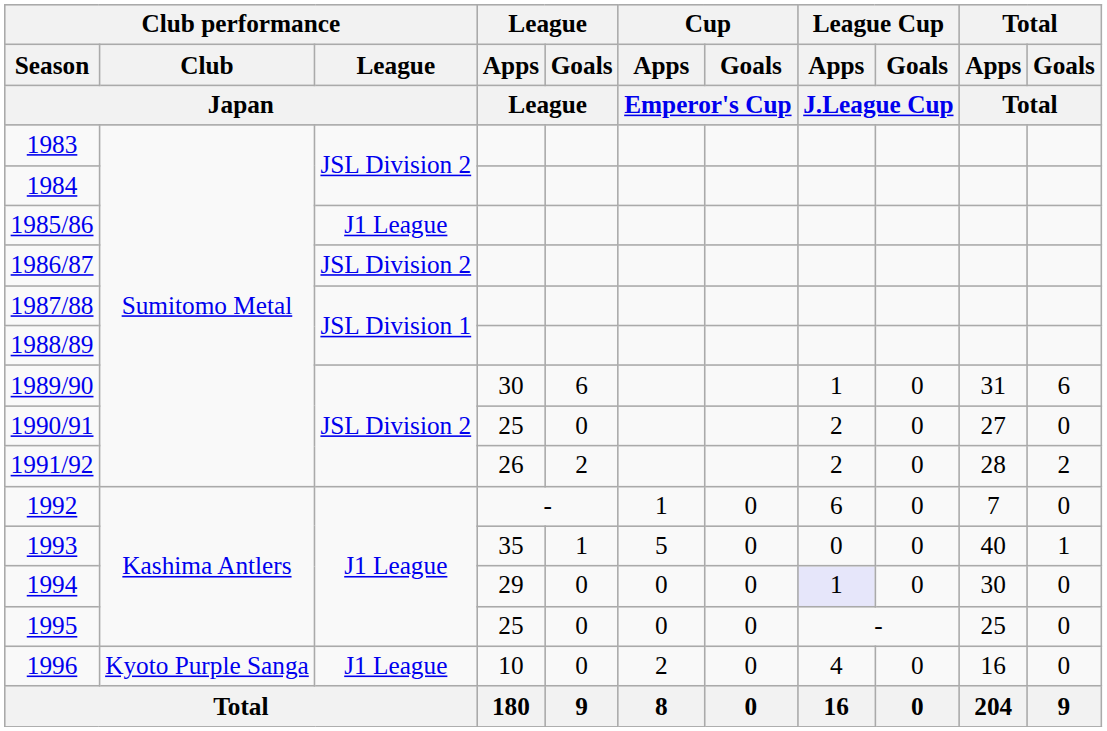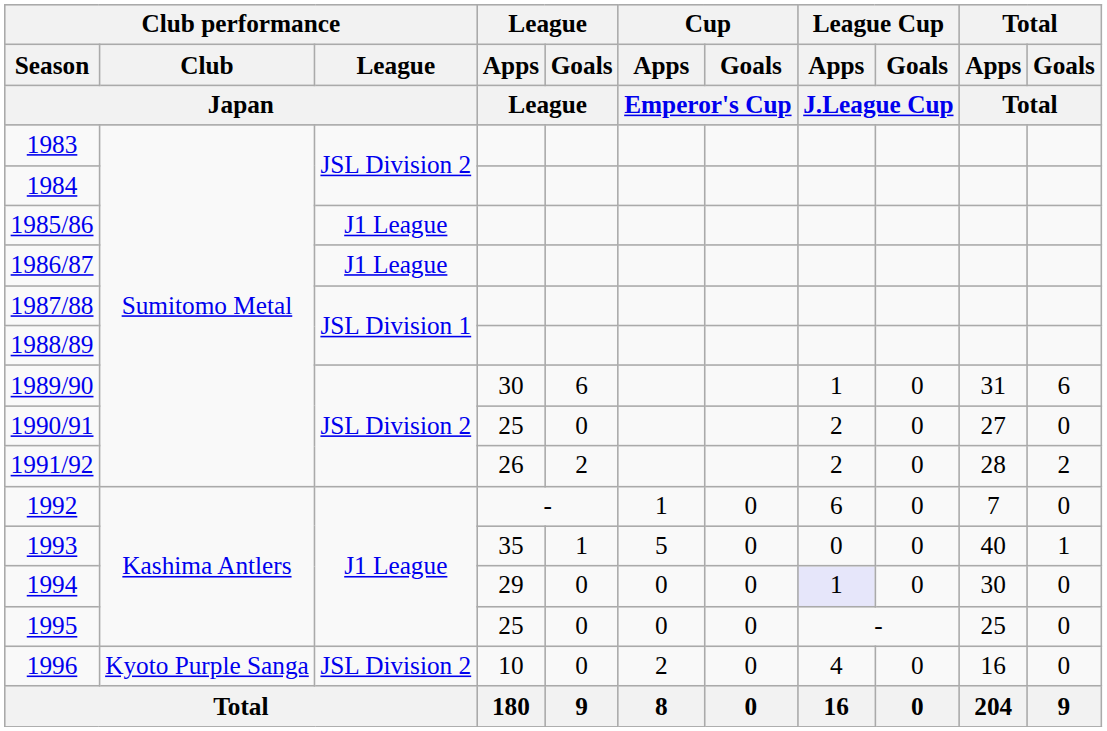(396, 265) JSL Division 2 -> (396, 265) J1 League
(396, 666) J1 League -> (396, 666) JSL Division 2
